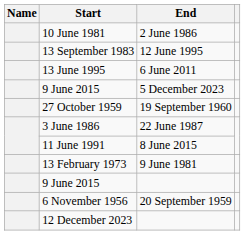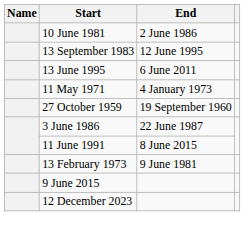- row: (71, 88)
+ row: (73, 88)
- row: (85, 201)
